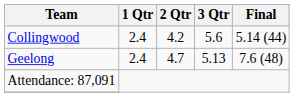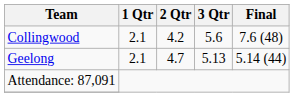(138, 37) 2.4 -> (138, 37) 2.1
(261, 37) 5.14 (44) -> (261, 37) 7.6 (48)
(138, 59) 2.4 -> (138, 59) 2.1
(261, 59) 7.6 (48) -> (261, 59) 5.14 (44)
